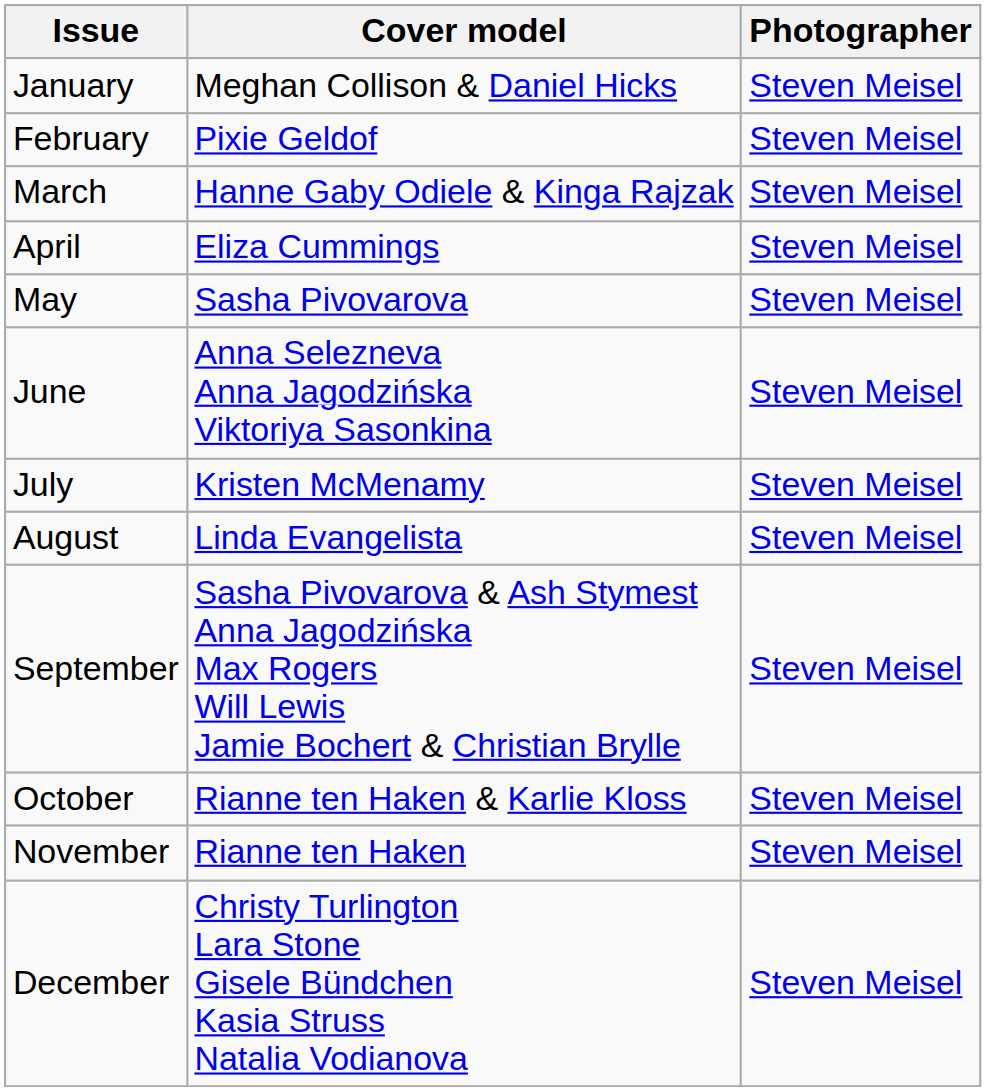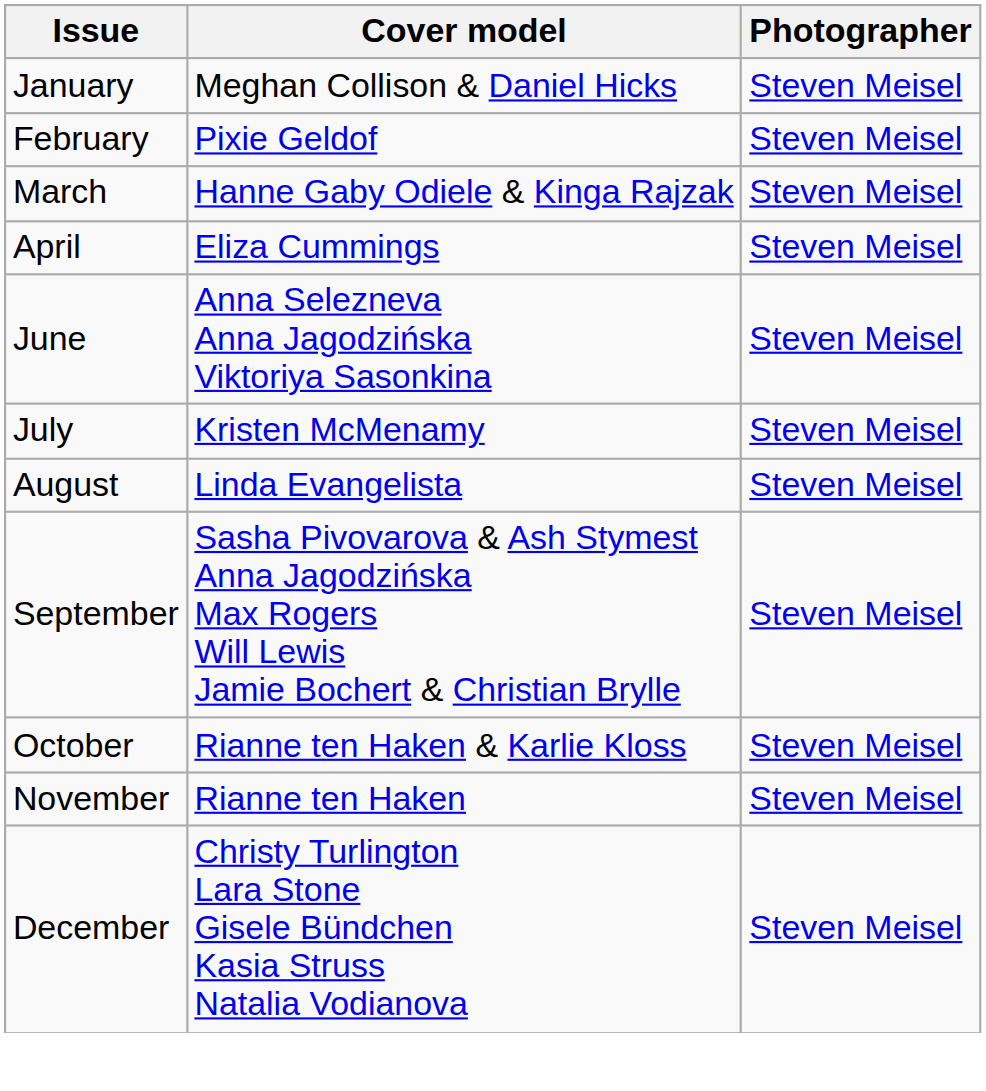- row: (45, 300)
